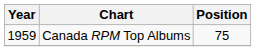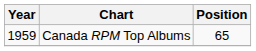(222, 35) 75 -> (222, 35) 65
